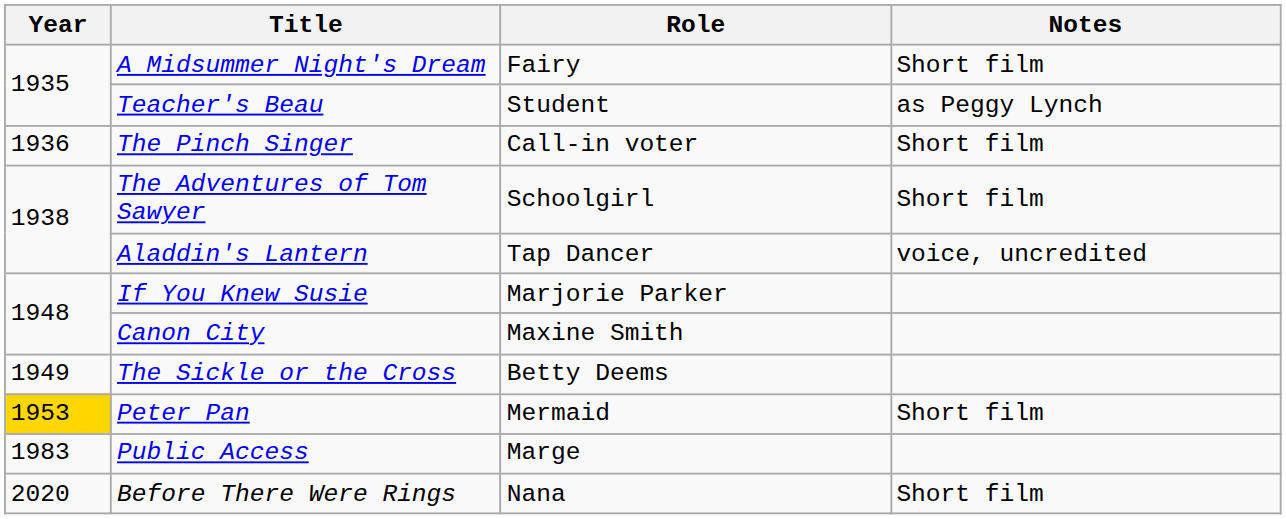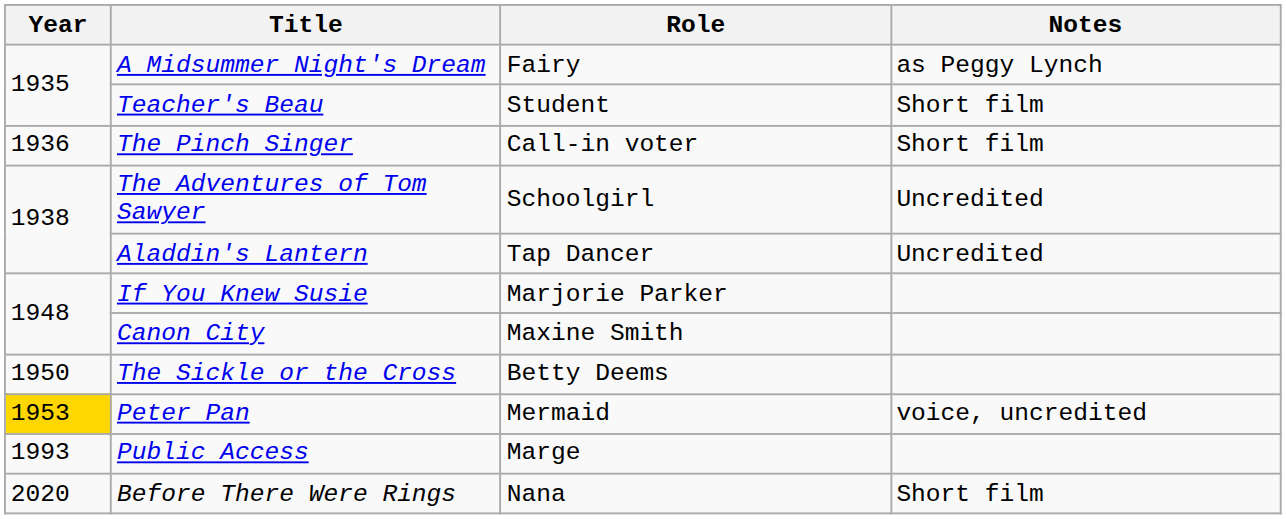(970, 65) Short film -> (1000, 65) as Peggy Lynch
(1000, 105) as Peggy Lynch -> (970, 105) Short film
(970, 199) Short film -> (970, 199) Uncredited
(1022, 254) voice, uncredited -> (970, 254) Uncredited
(40, 374) 1949 -> (40, 374) 1950
(970, 414) Short film -> (1022, 414) voice, uncredited
(40, 454) 1983 -> (40, 454) 1993
